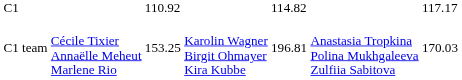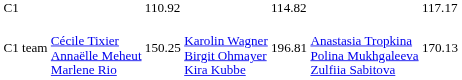(163, 48) 153.25 -> (163, 48) 150.25
(440, 48) 170.03 -> (440, 48) 170.13
